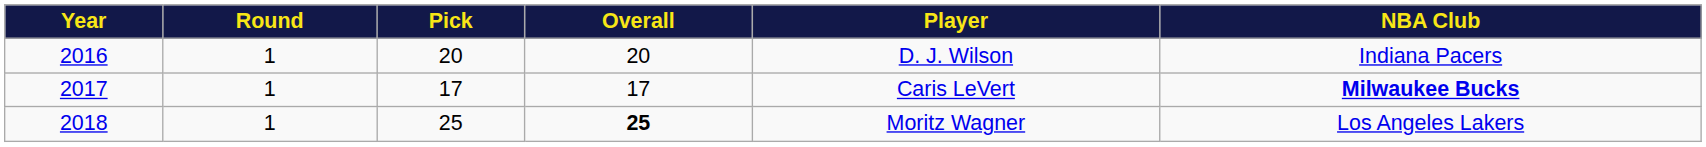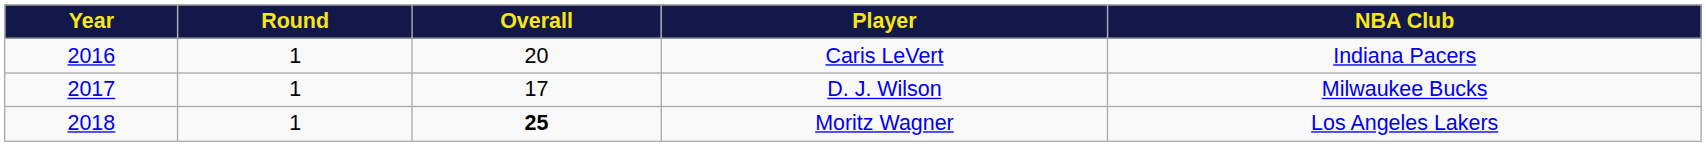- column: (451, 21)
(956, 55) D. J. Wilson -> (884, 55) Caris LeVert
(956, 89) Caris LeVert -> (884, 89) D. J. Wilson
(1431, 89) bold -> (1405, 89) normal
